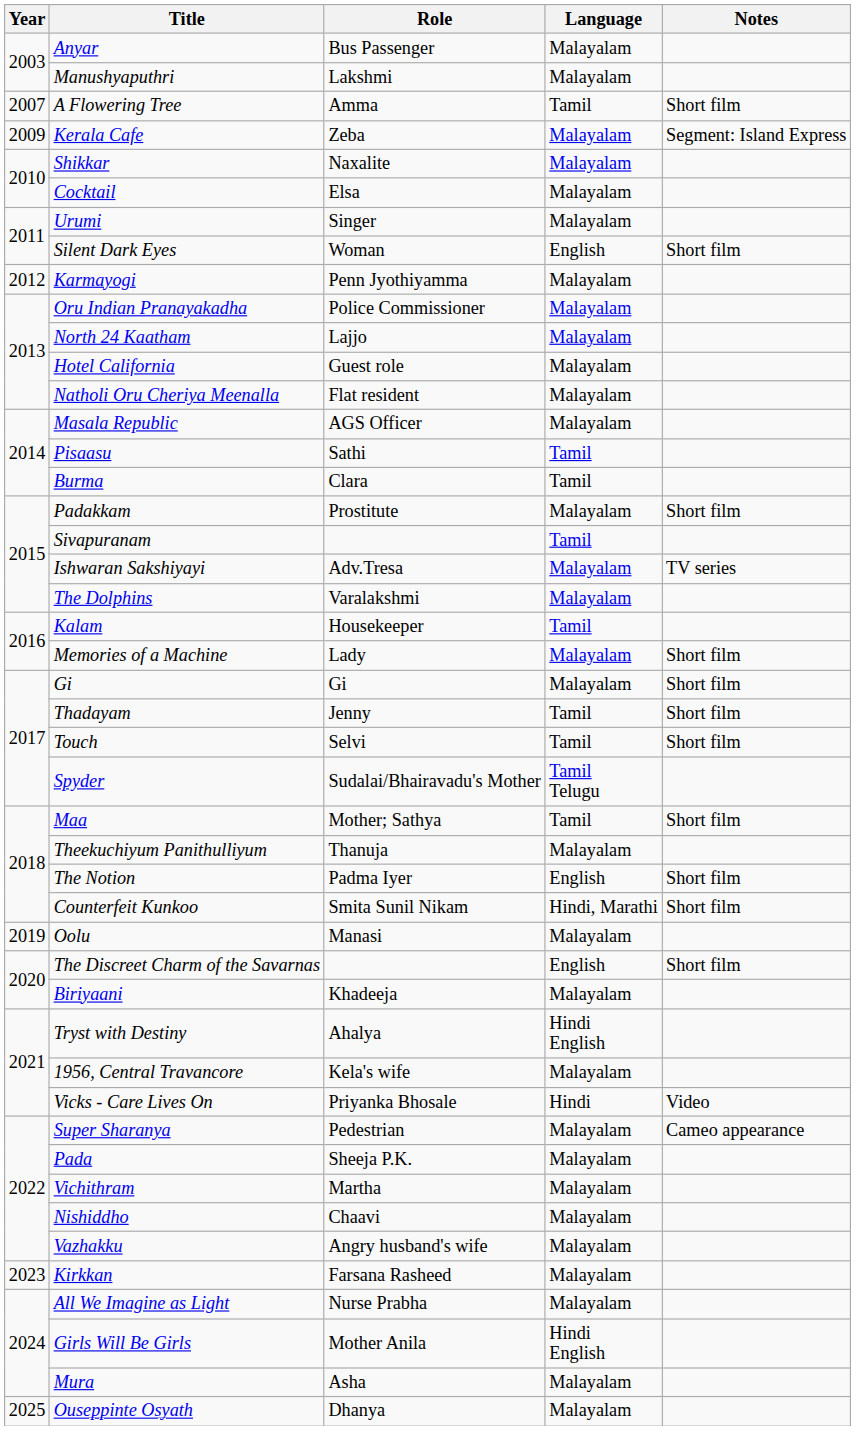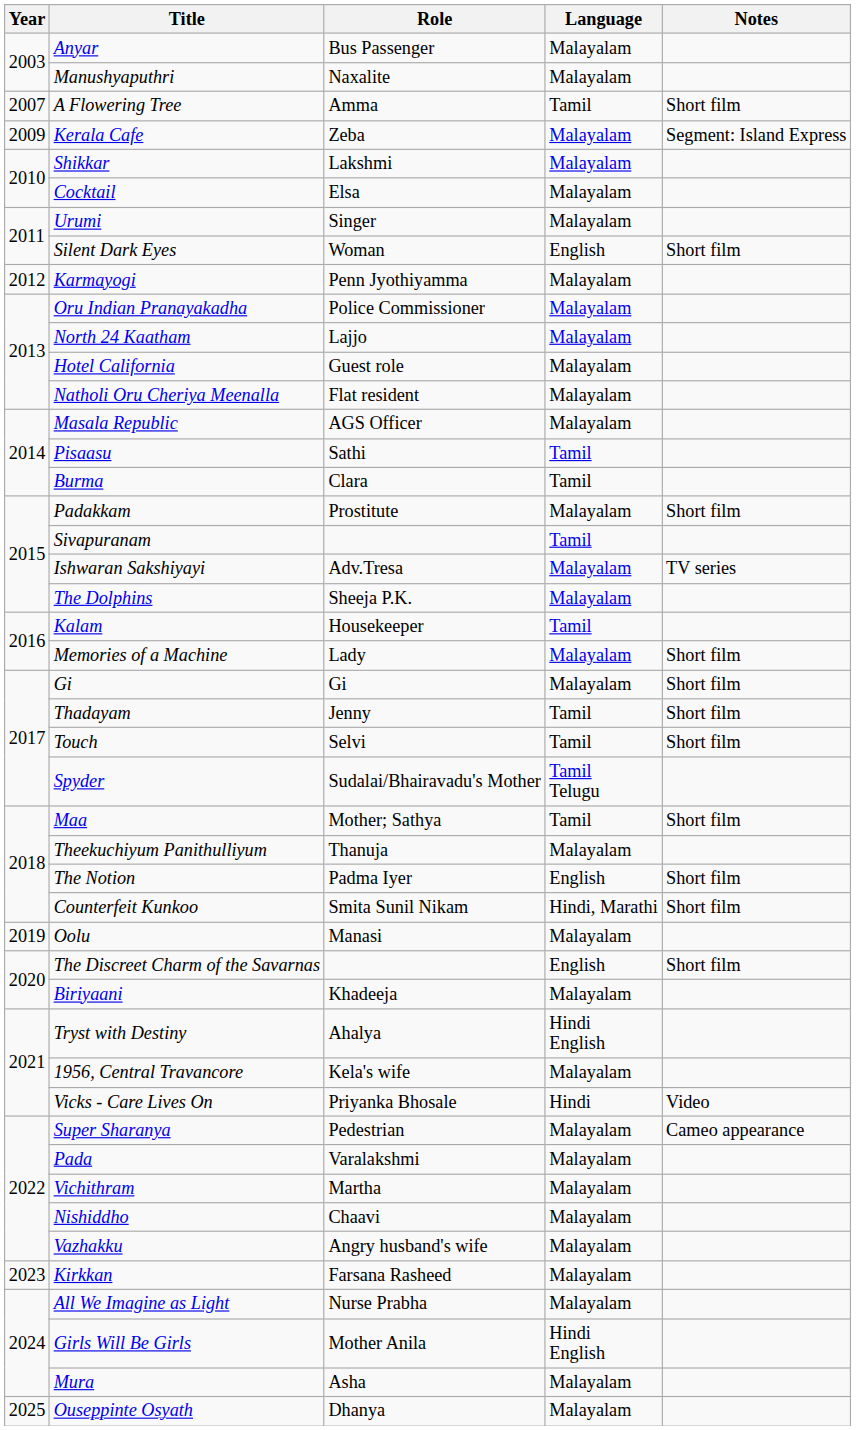(360, 76) Lakshmi -> (359, 76) Naxalite
(359, 163) Naxalite -> (360, 163) Lakshmi
(374, 597) Varalakshmi -> (370, 597) Sheeja P.K.
(370, 1159) Sheeja P.K. -> (374, 1159) Varalakshmi
